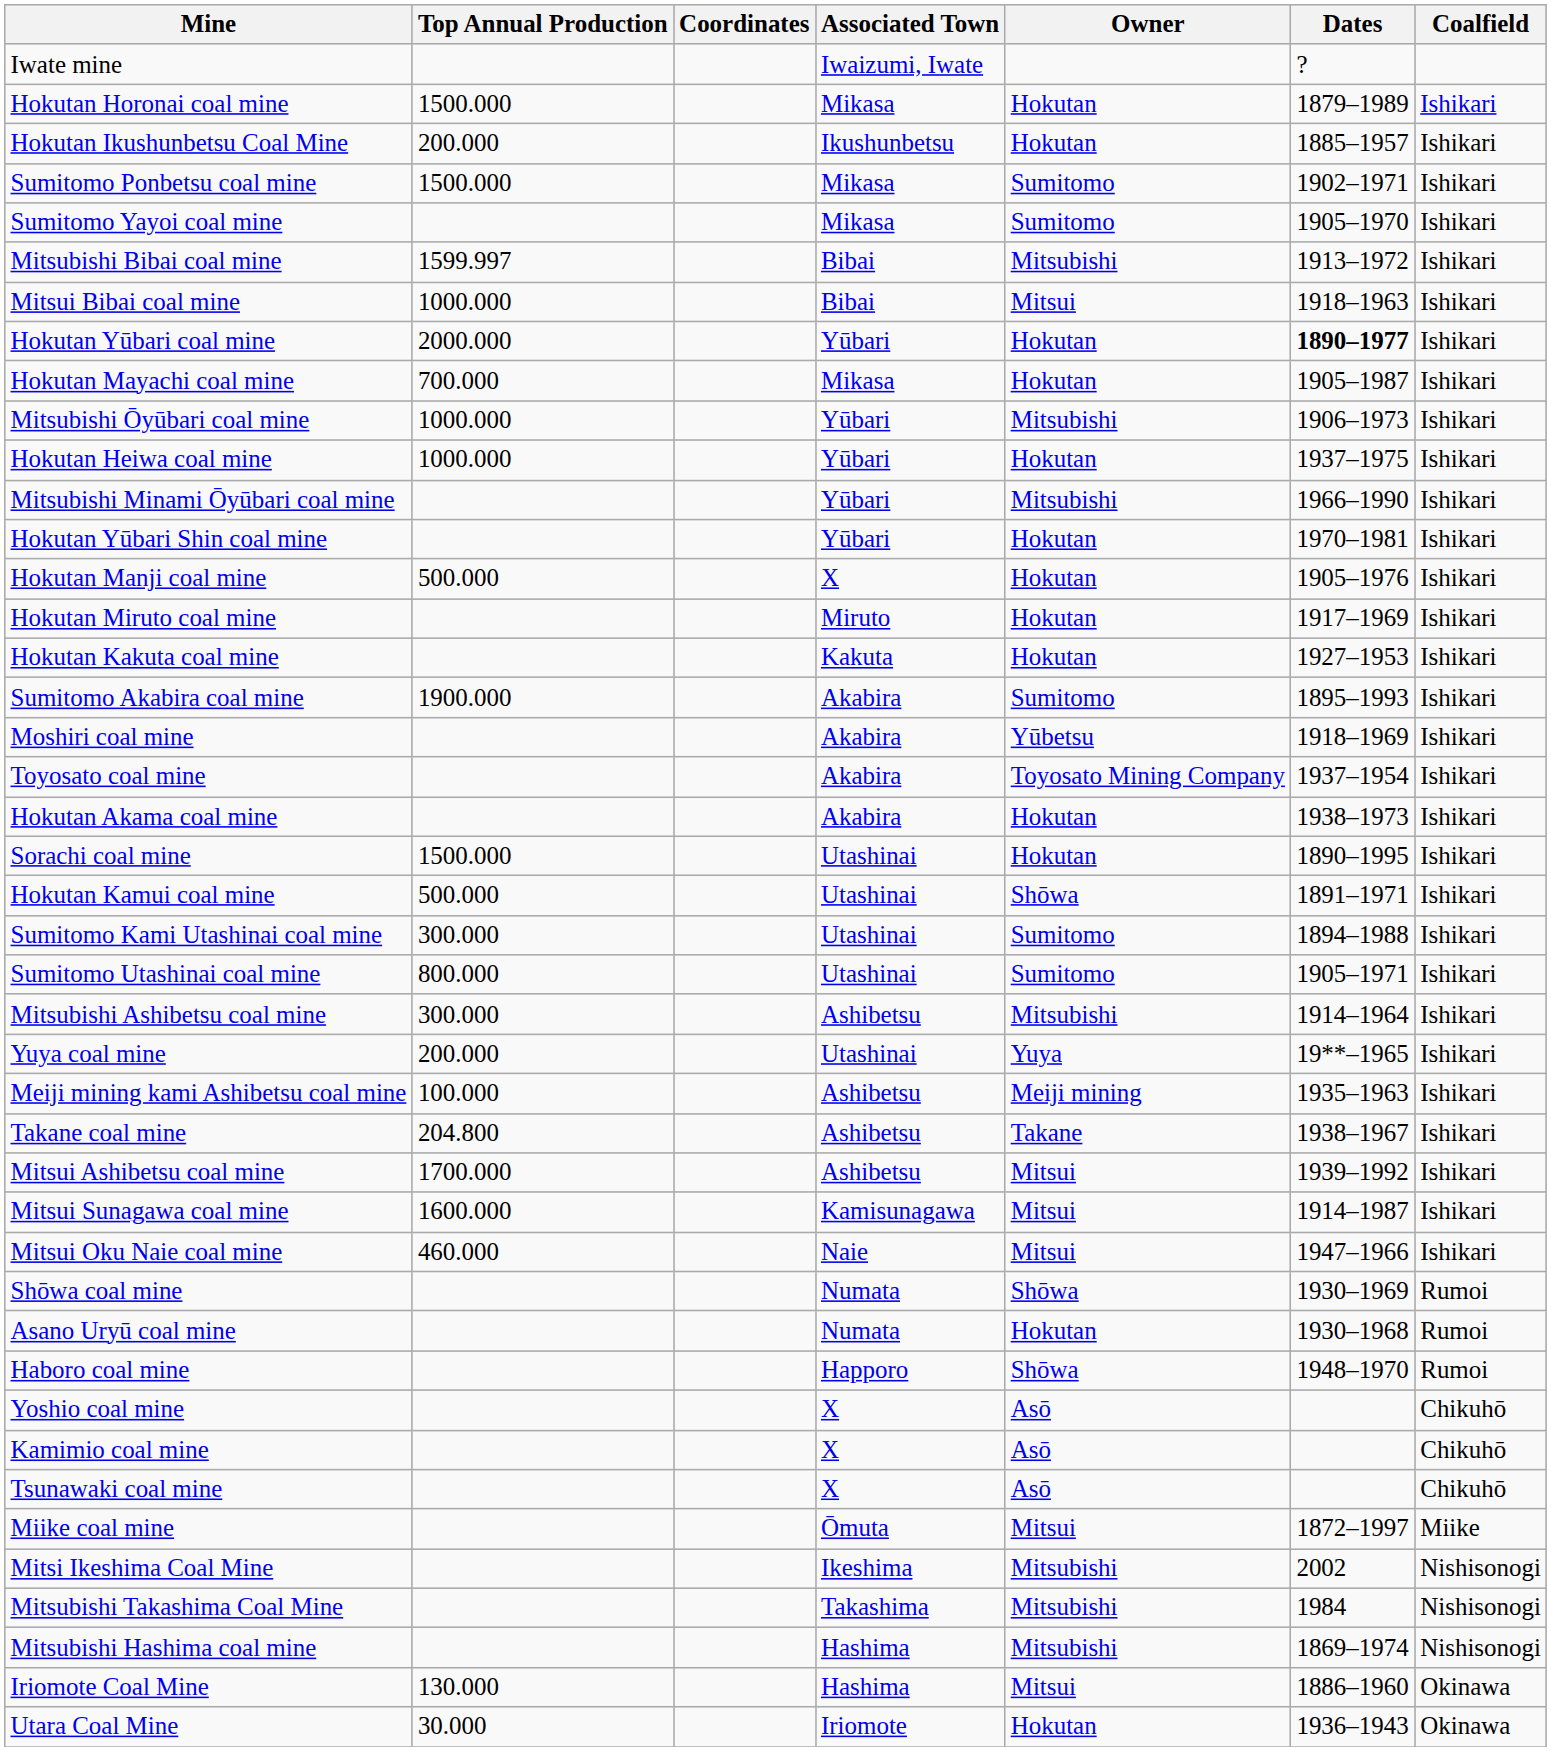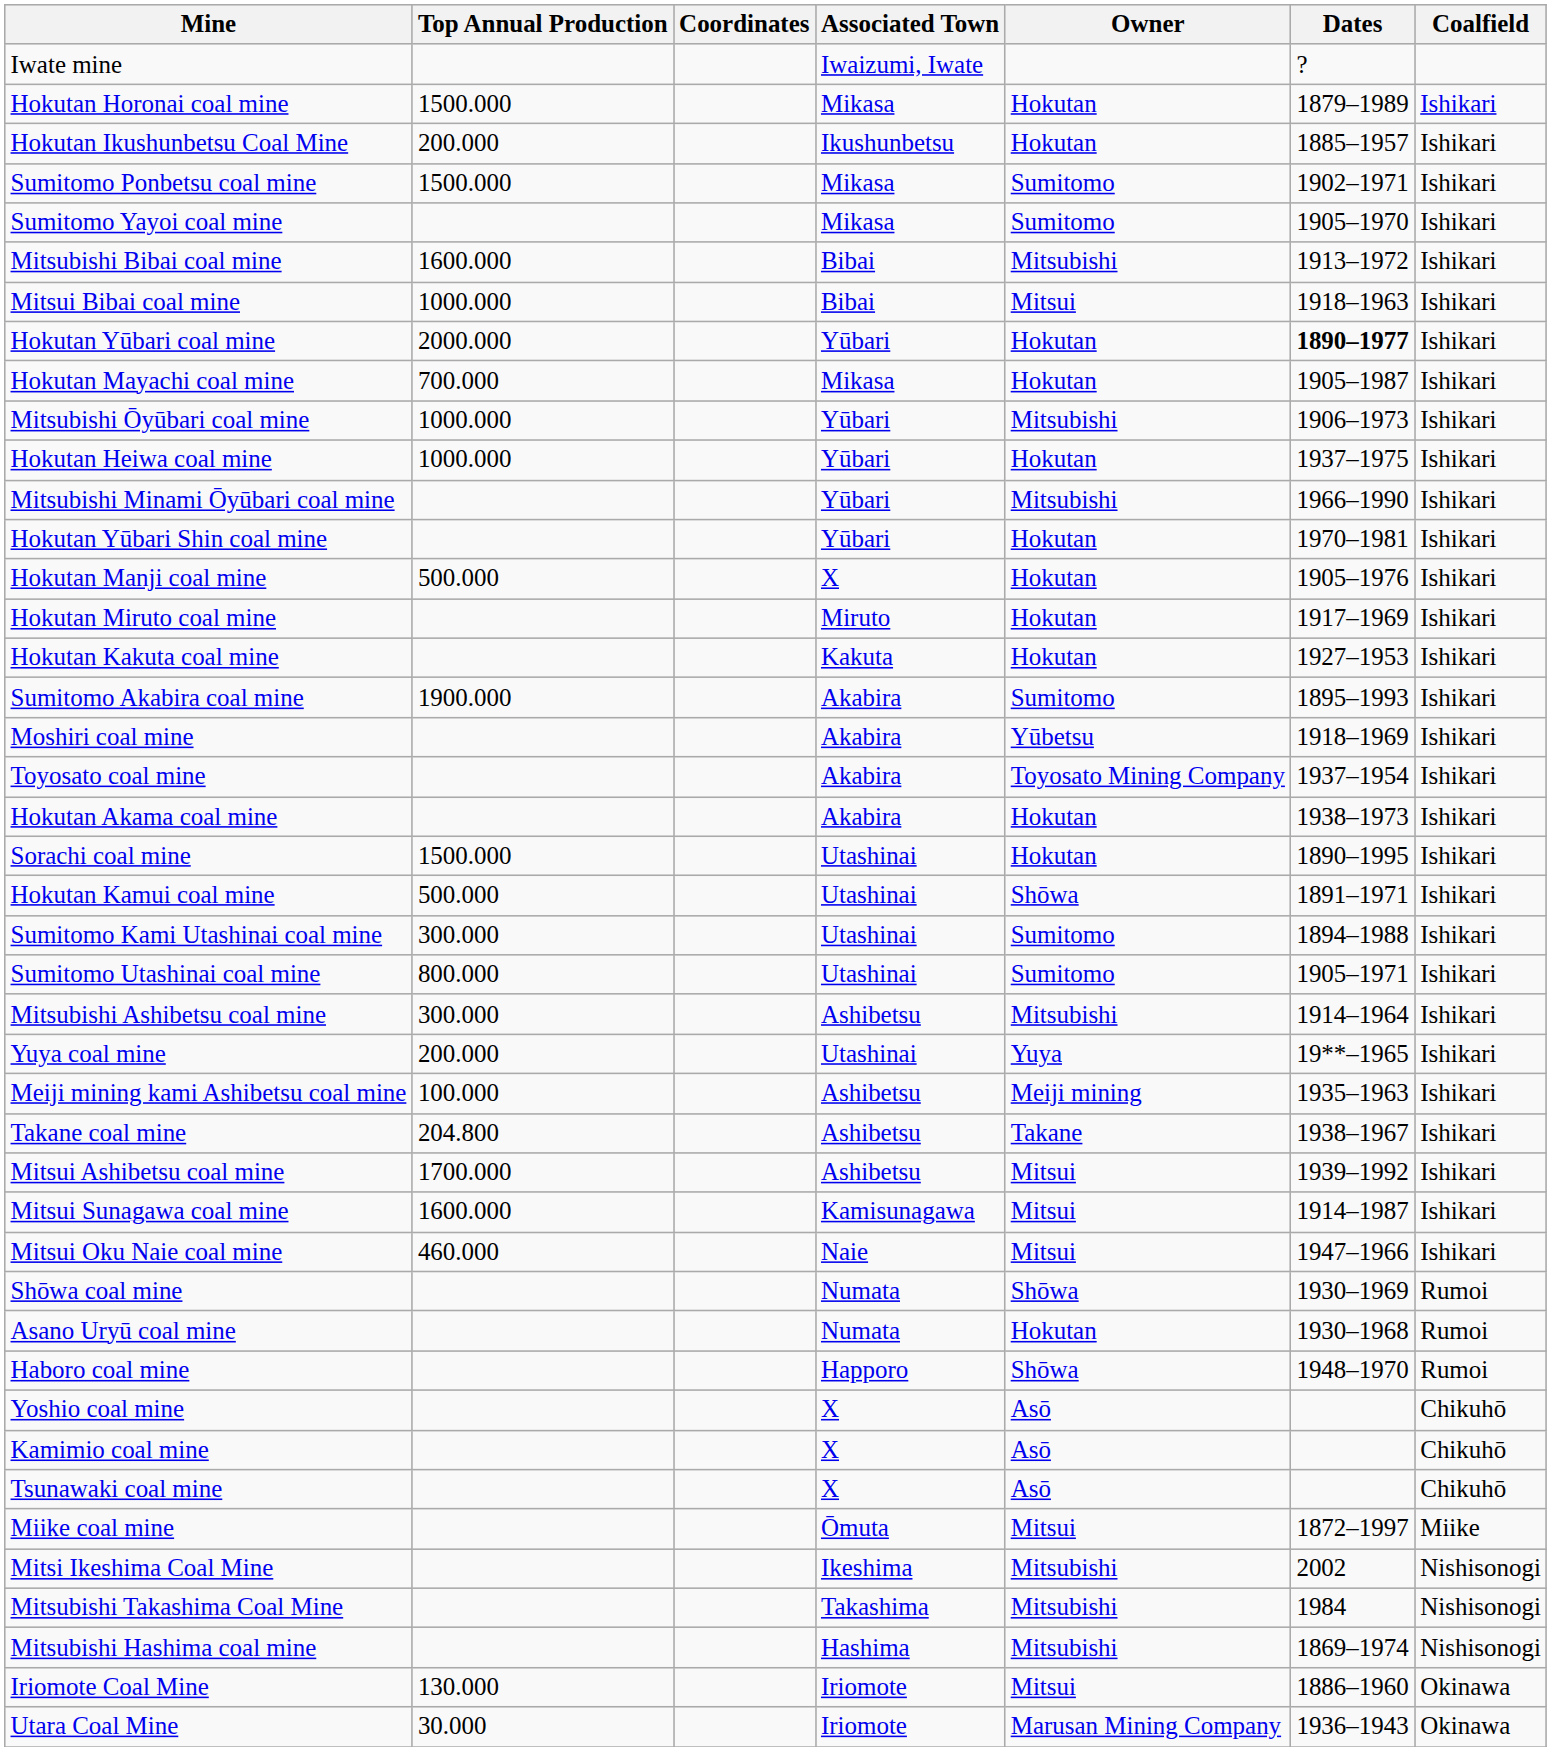(465, 261) 1599.997 -> (465, 261) 1600.000
(865, 1686) Hashima -> (864, 1686) Iriomote
(1054, 1726) Hokutan -> (1146, 1726) Marusan Mining Company
